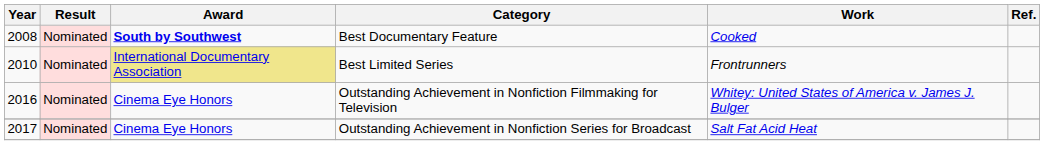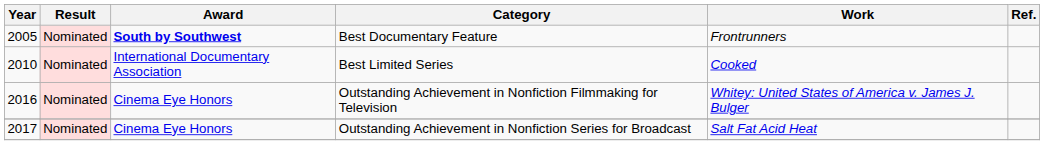(22, 36) 2008 -> (22, 36) 2005
(733, 36) Cooked -> (748, 36) Frontrunners
(191, 64) khaki background -> (191, 64) no background
(748, 64) Frontrunners -> (733, 64) Cooked
